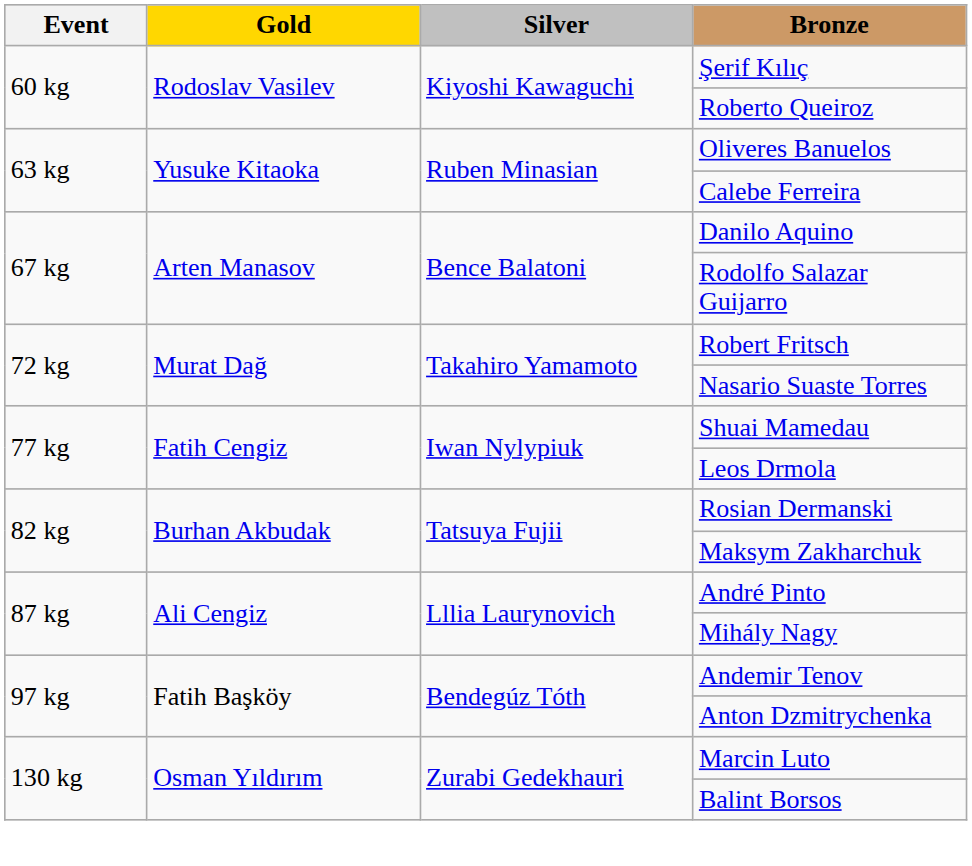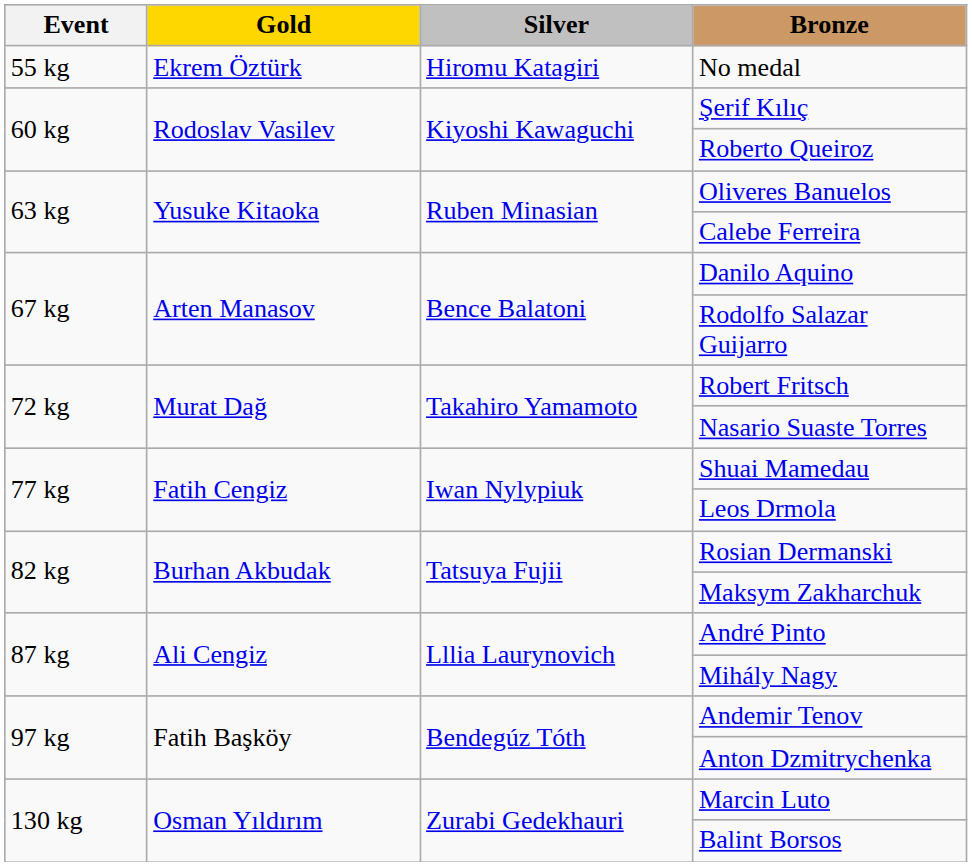+ row: (750, 66)
